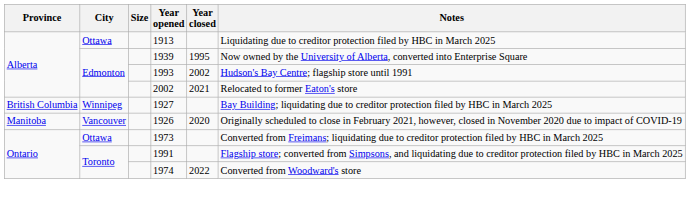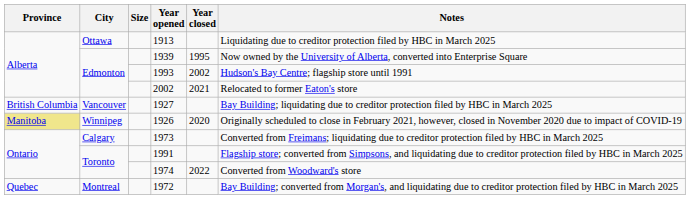(102, 105) Winnipeg -> (104, 105) Vancouver
(26, 121) no background -> (26, 121) khaki background
(104, 121) Vancouver -> (102, 121) Winnipeg
(97, 137) Ottawa -> (98, 137) Calgary
+ row: (163, 186)
